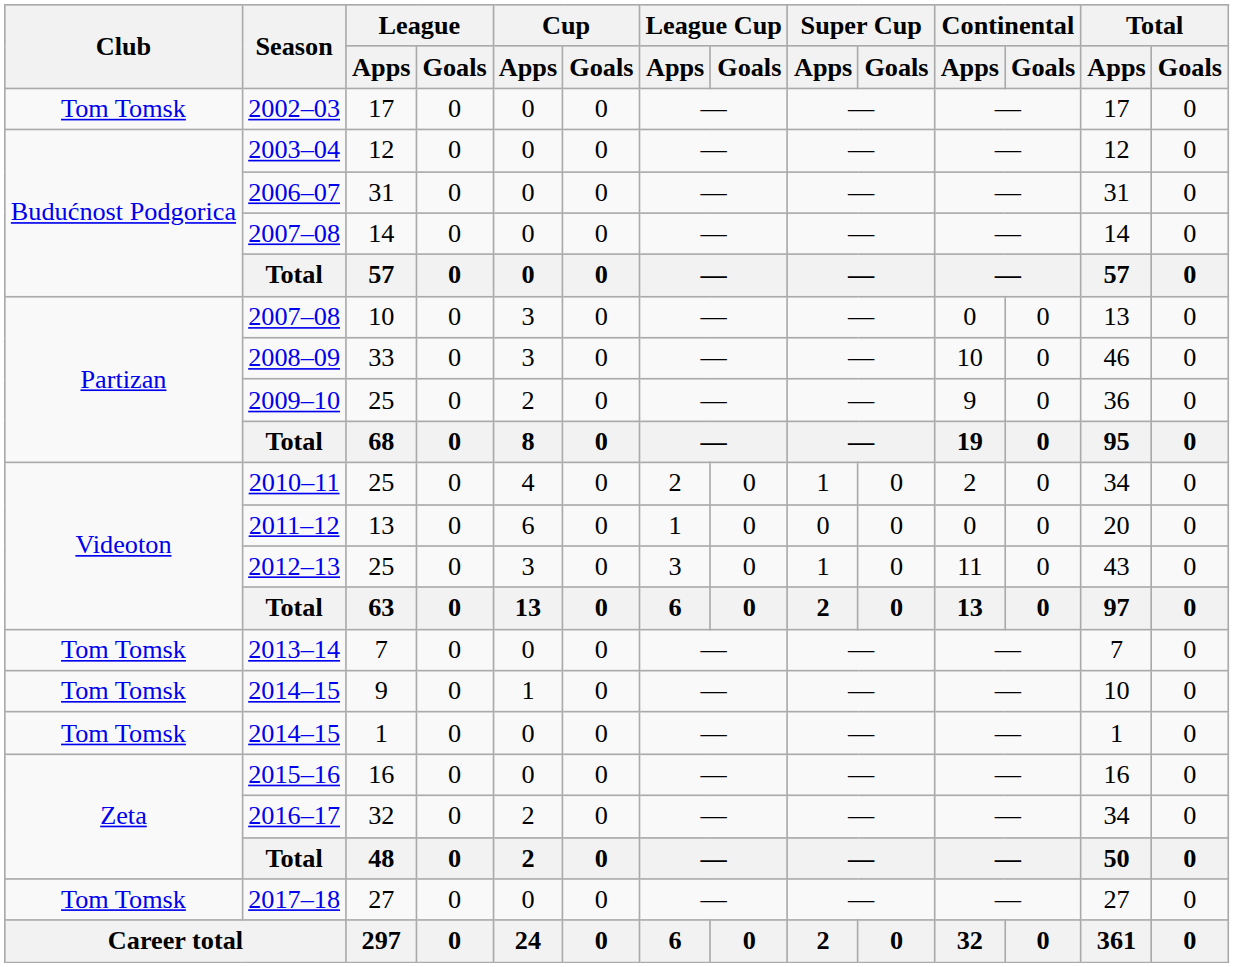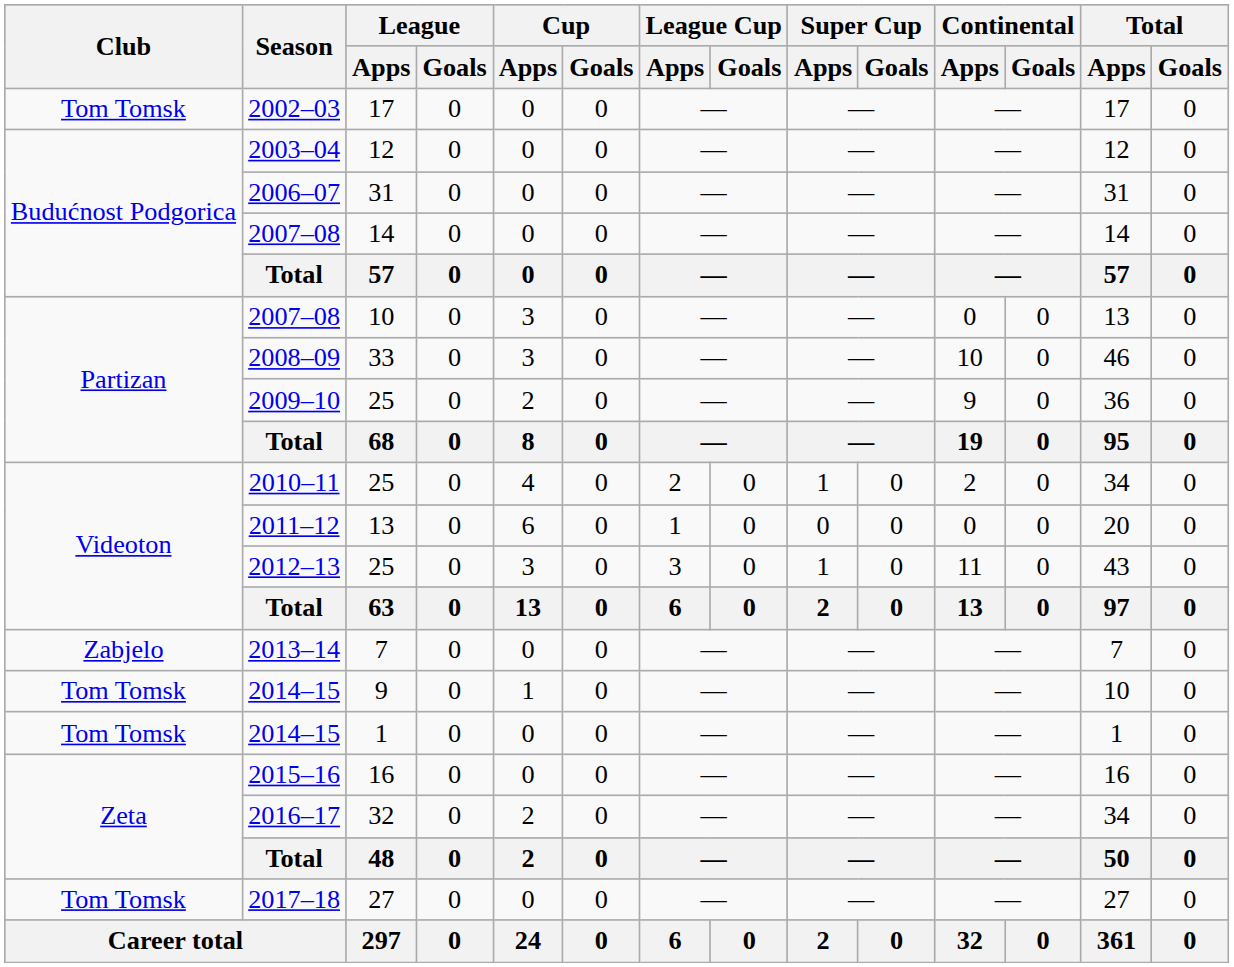(123, 649) Tom Tomsk -> (123, 649) Zabjelo
